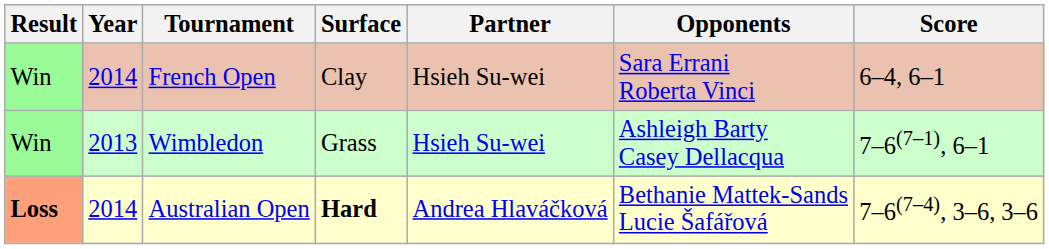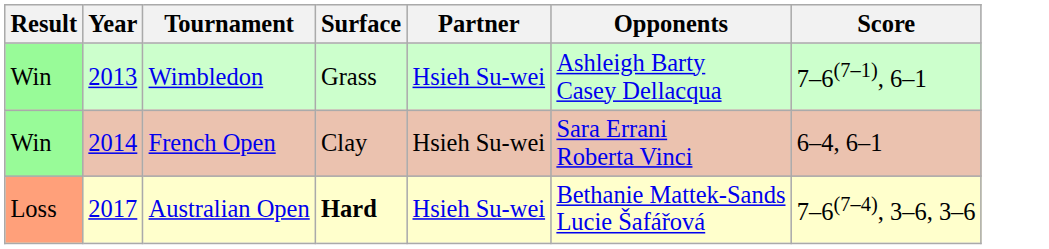rows swapped: (206, 142) <-> (212, 76)
(34, 209) bold -> (34, 209) normal
(113, 209) 2014 -> (113, 209) 2017
(510, 209) Andrea Hlaváčková -> (479, 209) Hsieh Su-wei
